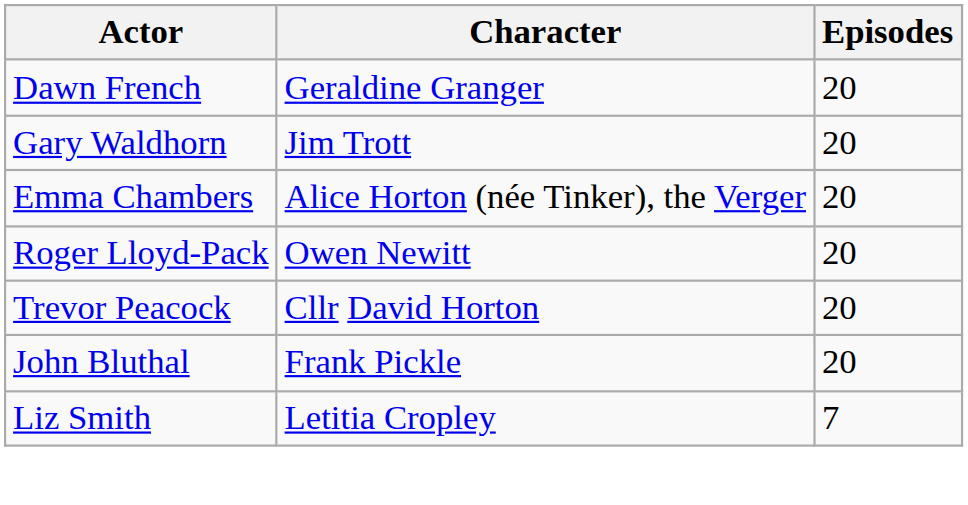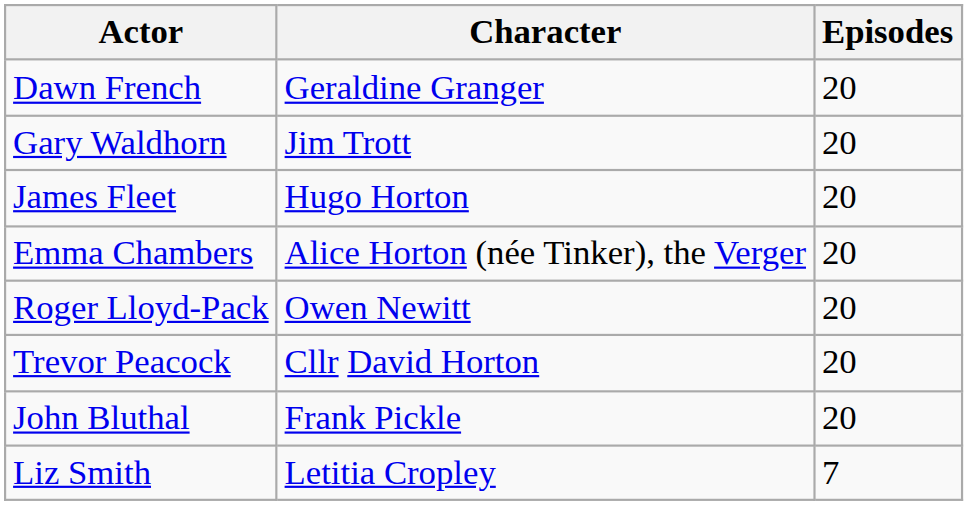+ row: (95, 197)
